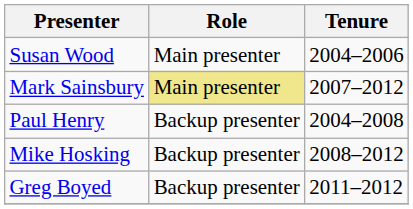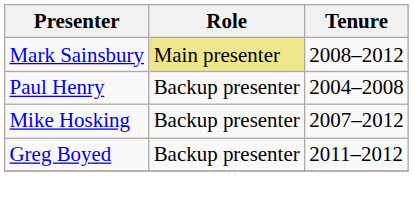- row: (62, 54)
(357, 87) 2007–2012 -> (357, 54) 2008–2012
(357, 154) 2008–2012 -> (357, 120) 2007–2012
